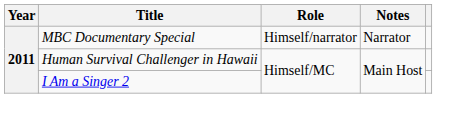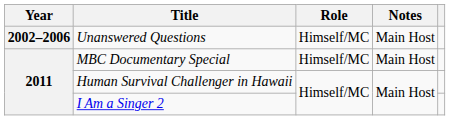+ row: (141, 37)
(310, 37) Himself/narrator -> (334, 59) Himself/MC
(387, 37) Narrator -> (405, 59) Main Host
